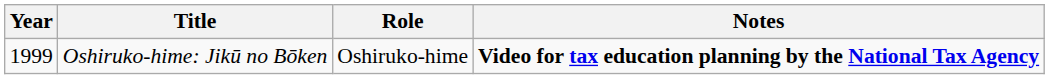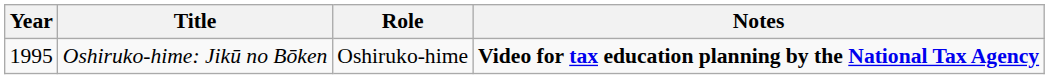(31, 55) 1999 -> (31, 55) 1995
